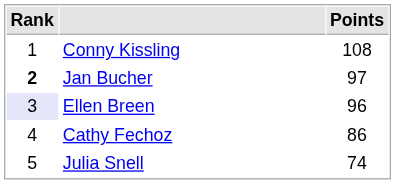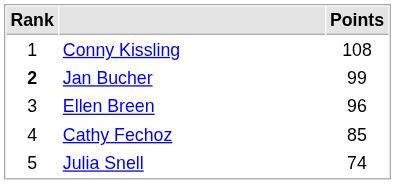(357, 78) 97 -> (357, 78) 99
(32, 107) lavender background -> (32, 107) no background
(357, 135) 86 -> (357, 135) 85
